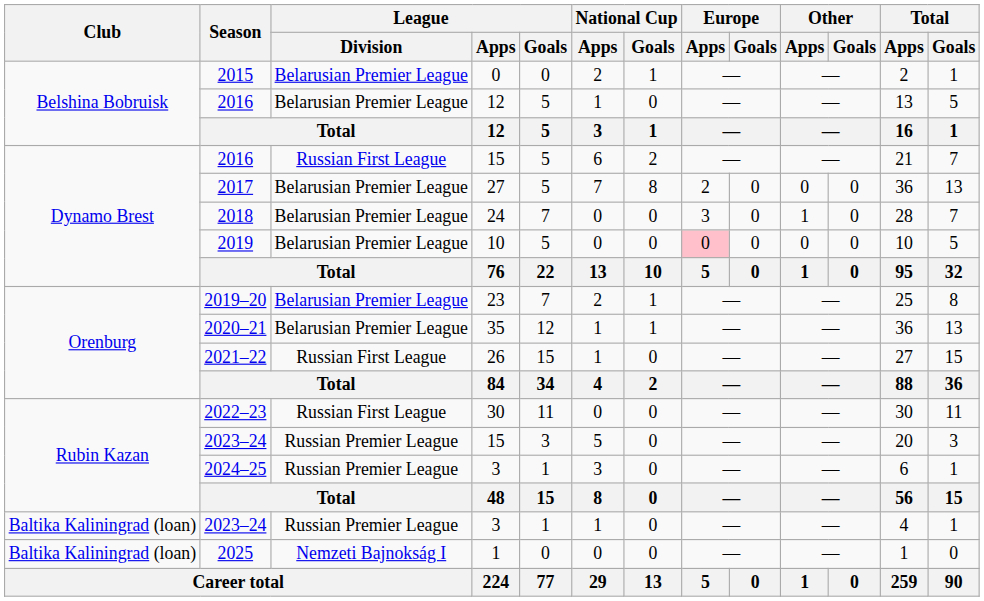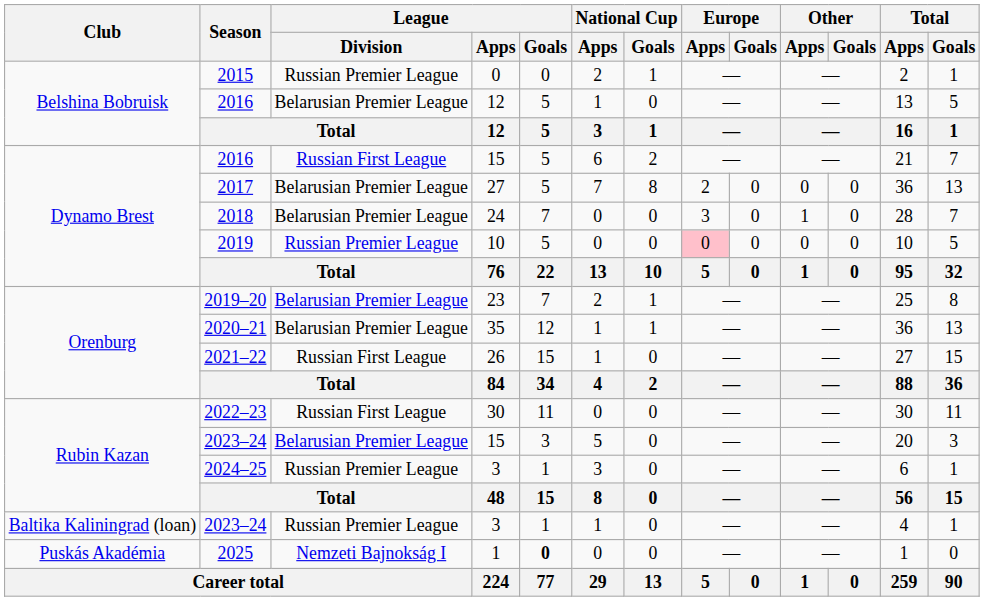(371, 74) Belarusian Premier League -> (371, 74) Russian Premier League
(371, 243) Belarusian Premier League -> (371, 243) Russian Premier League
(371, 441) Russian Premier League -> (371, 441) Belarusian Premier League
(102, 553) Baltika Kaliningrad (loan) -> (102, 553) Puskás Akadémia
(545, 553) normal -> (545, 553) bold
